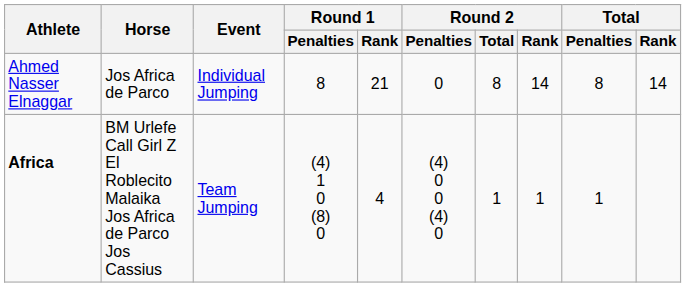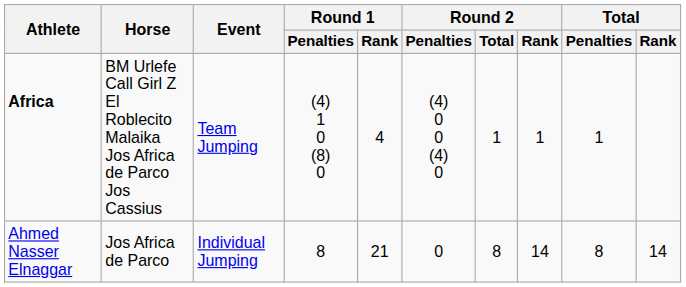rows swapped: (40, 84) <-> (31, 163)
